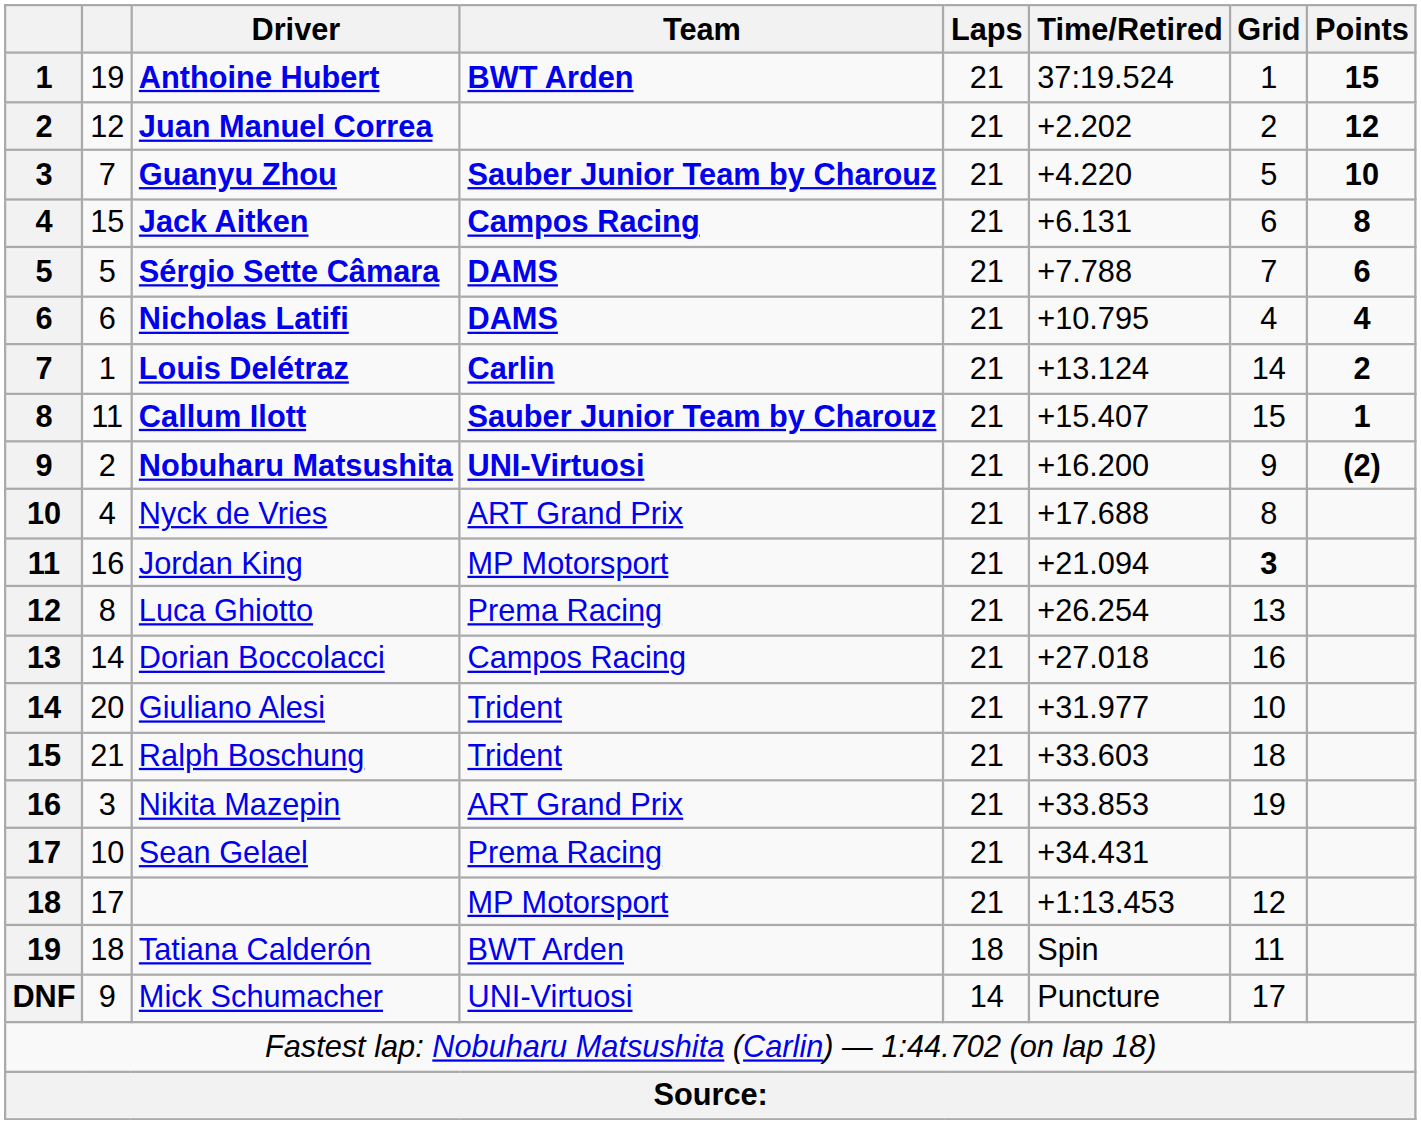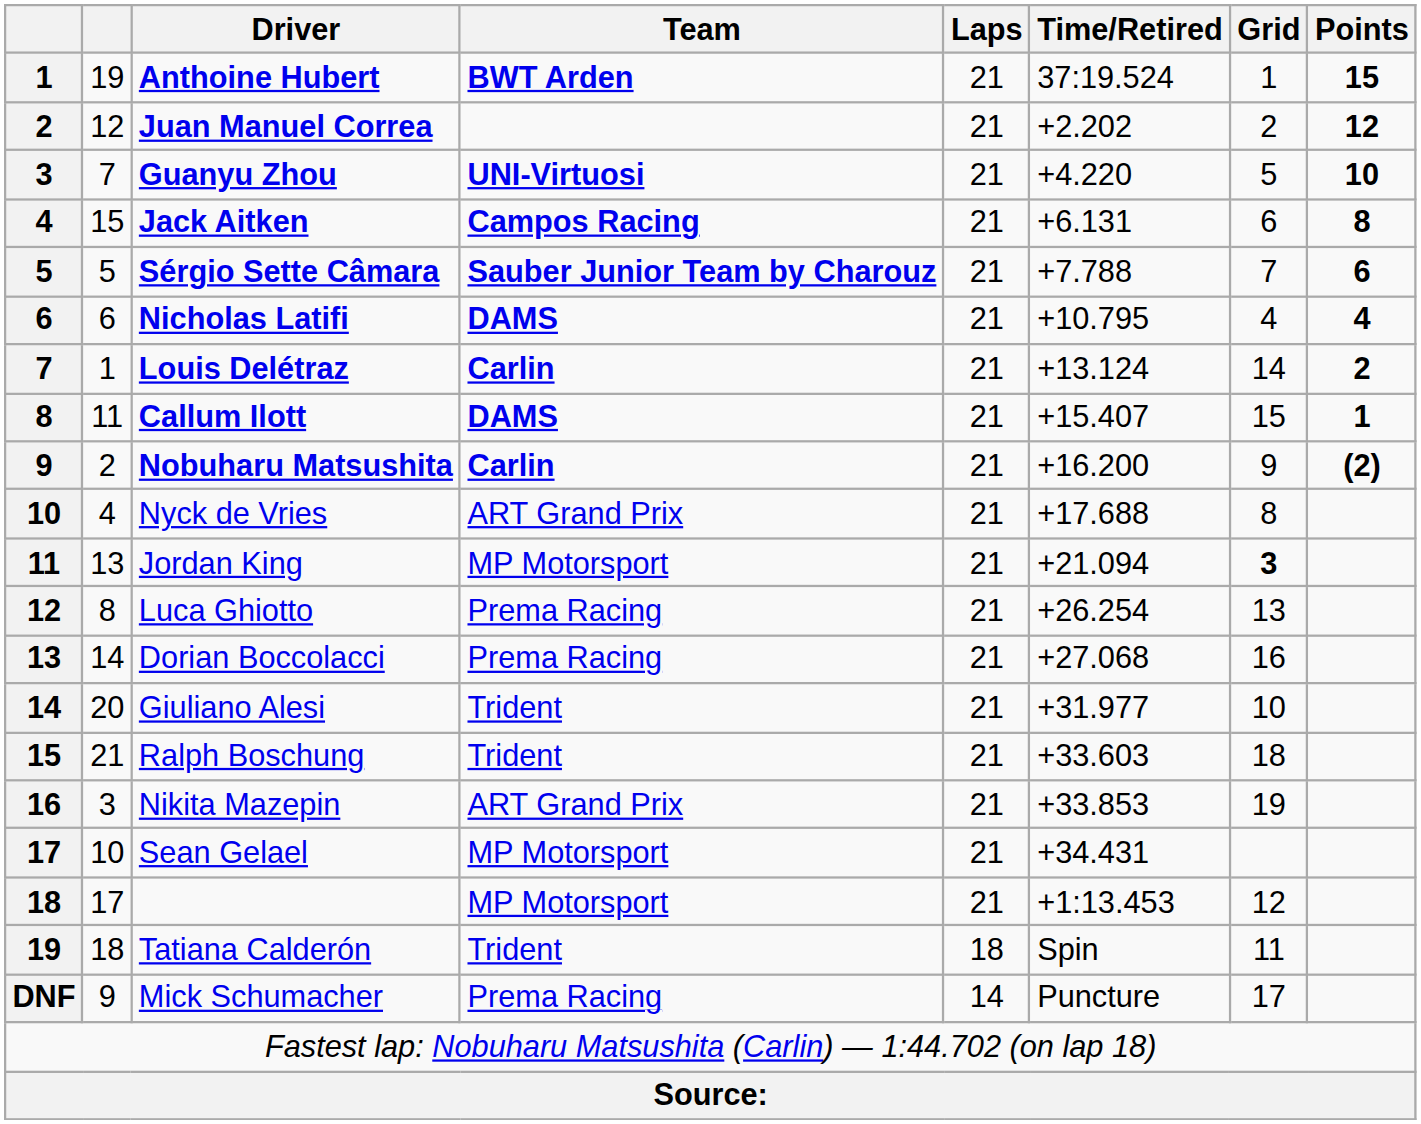(702, 174) Sauber Junior Team by Charouz -> (556, 174) UNI-Virtuosi
(513, 271) DAMS -> (702, 271) Sauber Junior Team by Charouz
(702, 417) Sauber Junior Team by Charouz -> (513, 417) DAMS
(556, 465) UNI-Virtuosi -> (511, 465) Carlin
(107, 562) 16 -> (107, 562) 13
(577, 659) Campos Racing -> (565, 659) Prema Racing
(1093, 659) +27.018 -> (1093, 659) +27.068
(565, 853) Prema Racing -> (568, 853) MP Motorsport
(546, 949) BWT Arden -> (515, 949) Trident
(550, 998) UNI-Virtuosi -> (565, 998) Prema Racing
